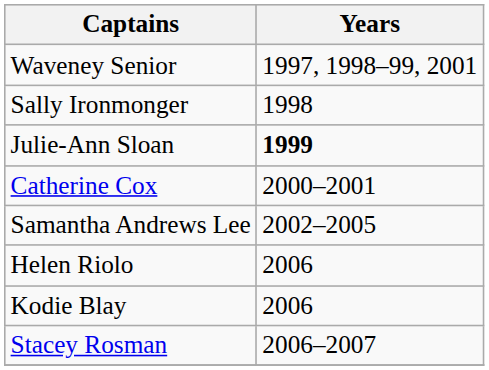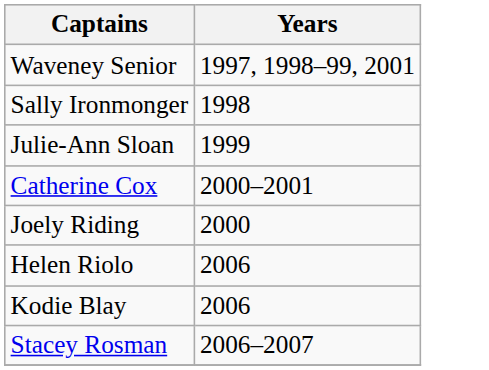(288, 144) bold -> (225, 144) normal
+ row: (75, 225)
- row: (131, 225)
